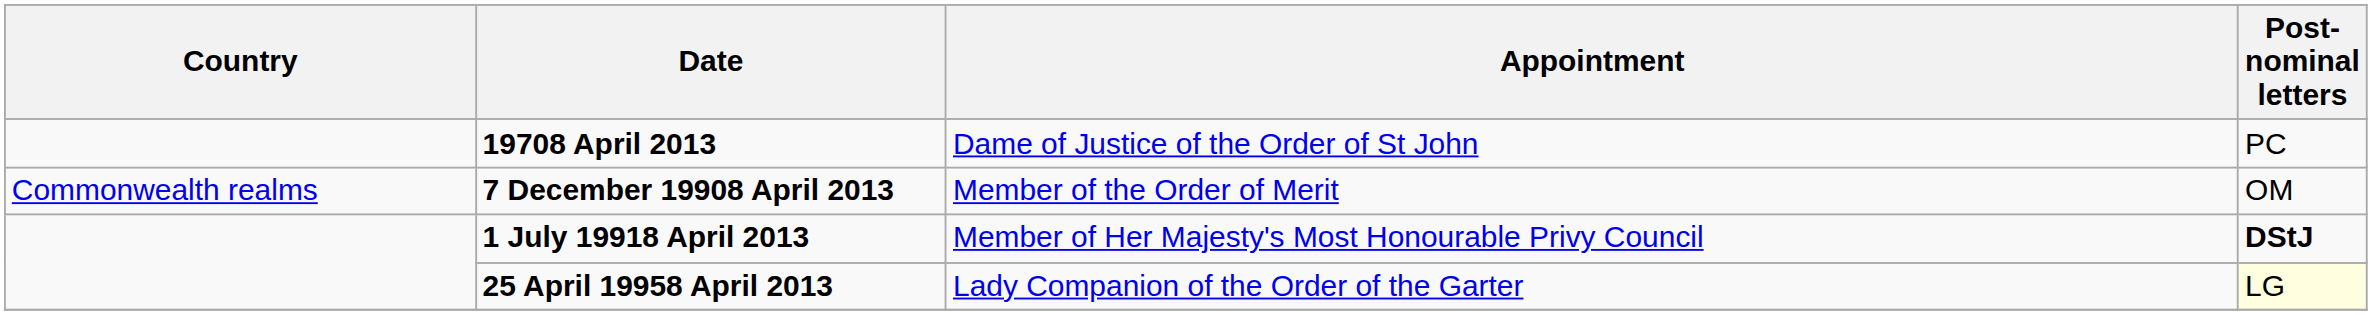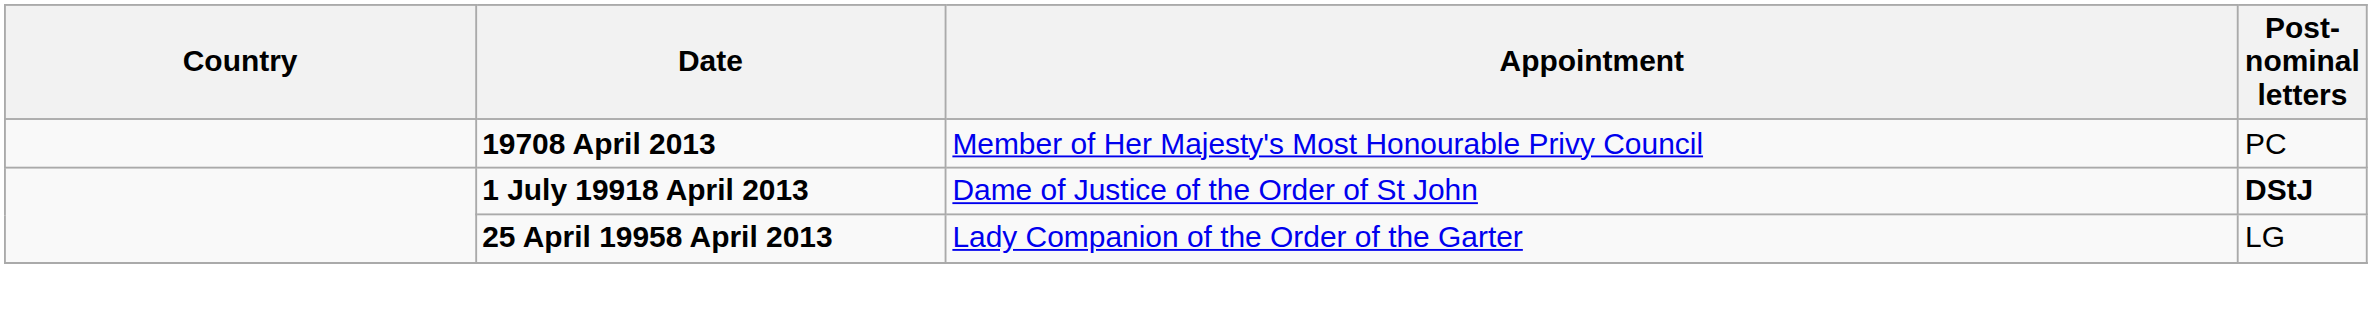(1216, 142) Dame of Justice of the Order of St John -> (1328, 142) Member of Her Majesty's Most Honourable Privy Council
- row: (688, 190)
(1328, 237) Member of Her Majesty's Most Honourable Privy Council -> (1215, 190) Dame of Justice of the Order of St John
(2265, 285) lightyellow background -> (2265, 237) no background
